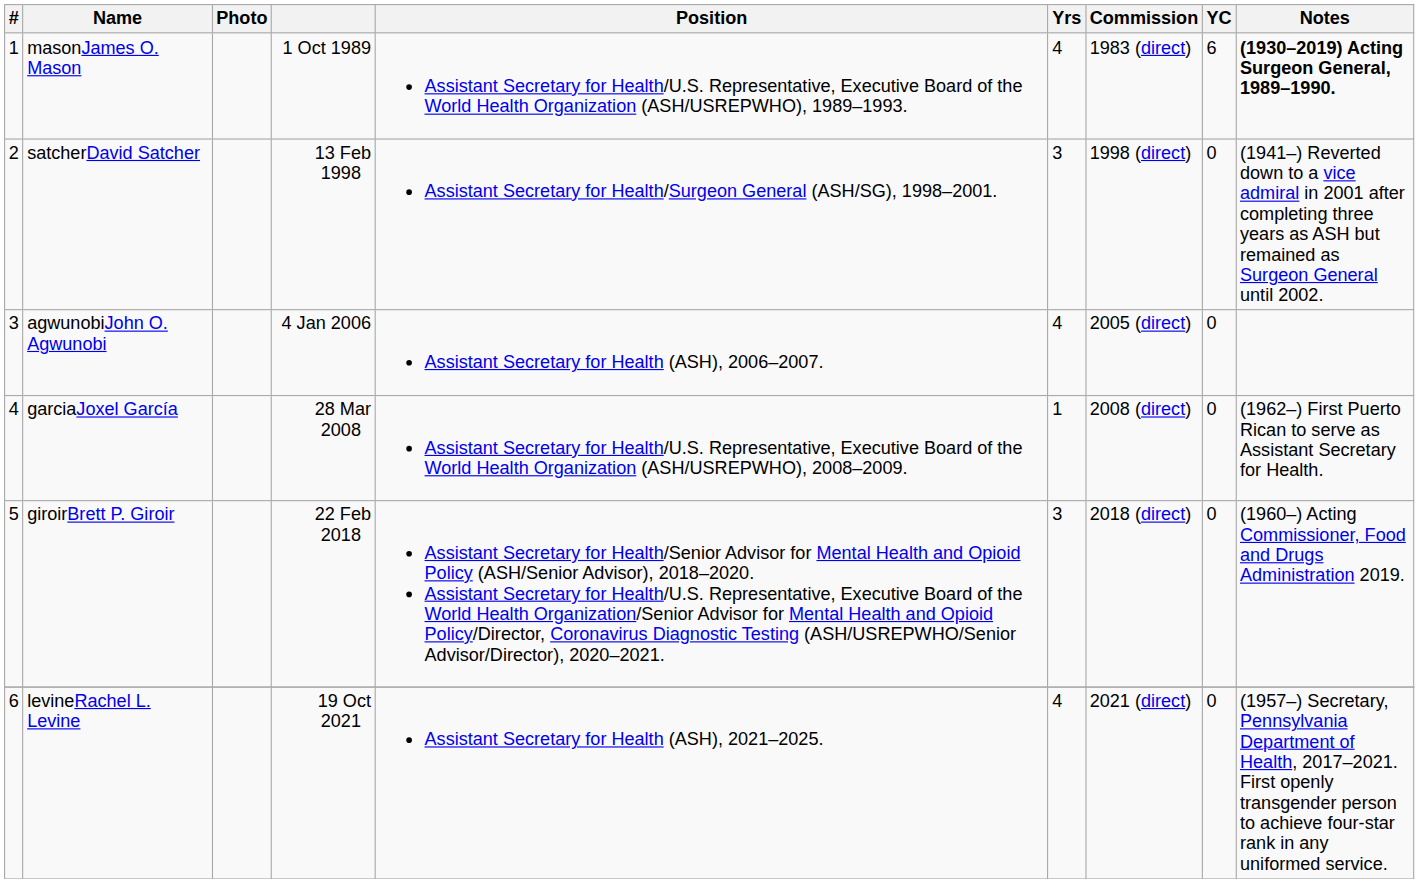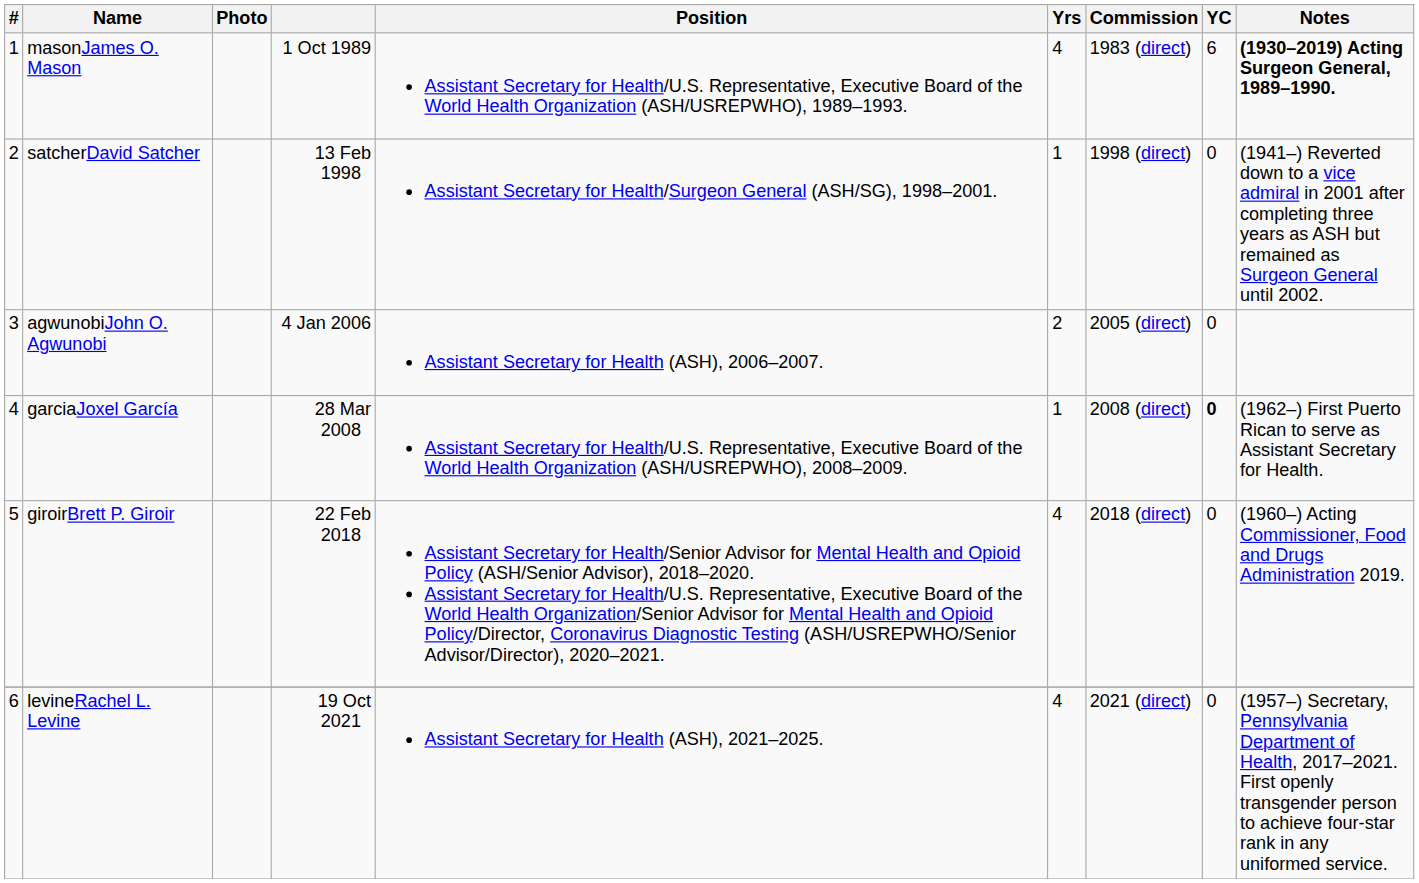(1057, 153) 3 -> (1057, 153) 1
(1057, 324) 4 -> (1057, 324) 2
(1212, 409) normal -> (1212, 409) bold
(1057, 514) 3 -> (1057, 514) 4
